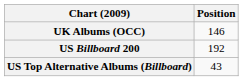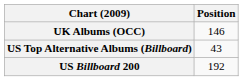rows swapped: (99, 48) <-> (99, 66)
